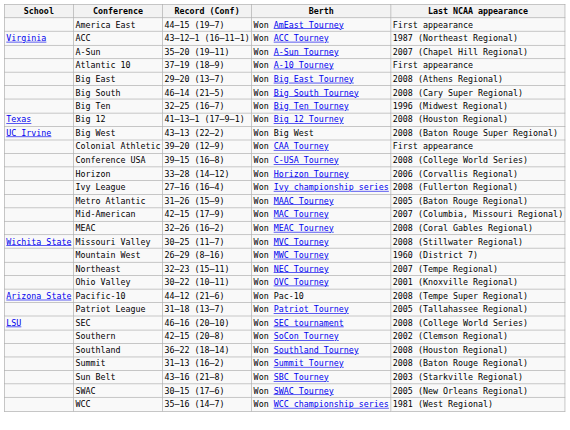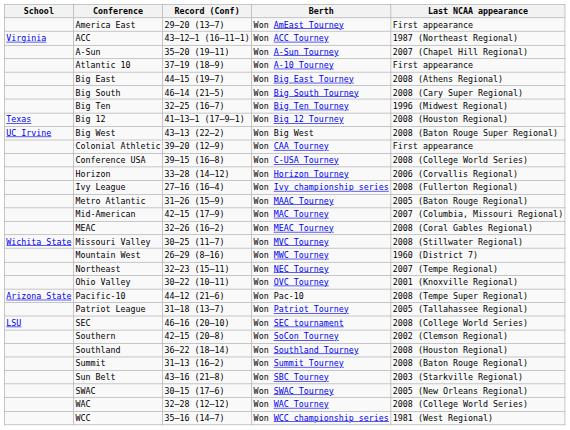(195, 25) 44–15 (19–7) -> (195, 25) 29–20 (13–7)
(195, 79) 29–20 (13–7) -> (195, 79) 44–15 (19–7)
+ row: (83, 404)
